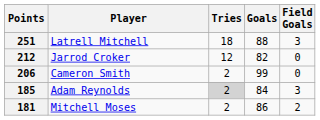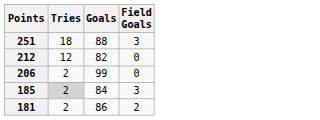- column: (129, 19)
